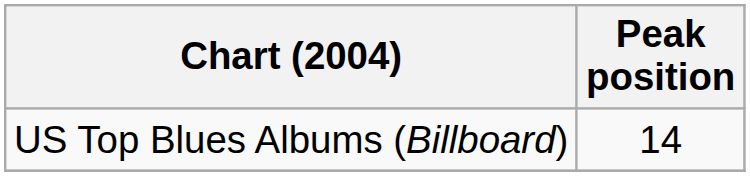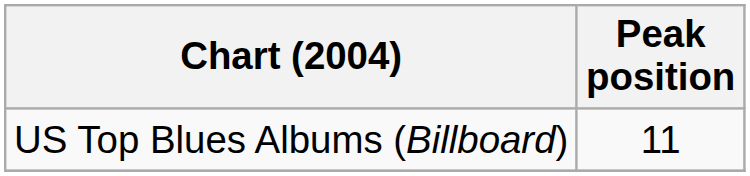(661, 139) 14 -> (661, 139) 11
